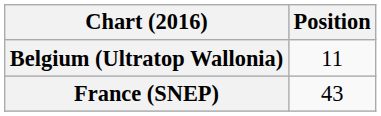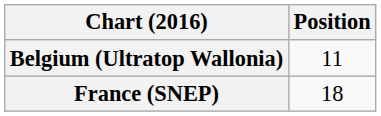(332, 93) 43 -> (332, 93) 18
